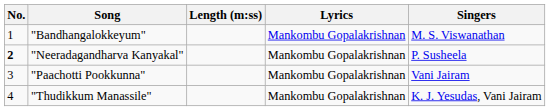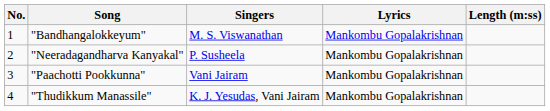columns swapped: (476, 14) <-> (226, 14)
(10, 55) bold -> (10, 55) normal
